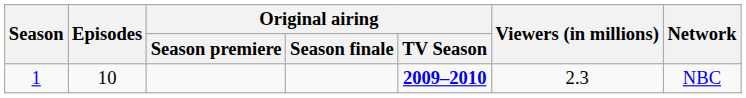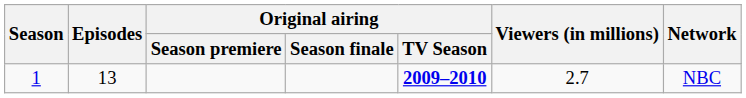(107, 78) 10 -> (107, 78) 13
(577, 78) 2.3 -> (577, 78) 2.7
